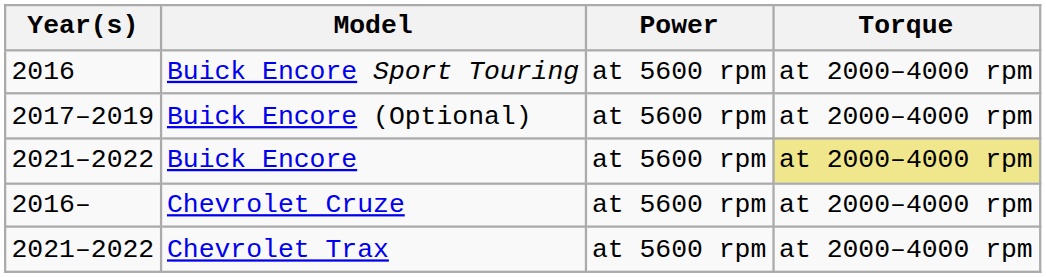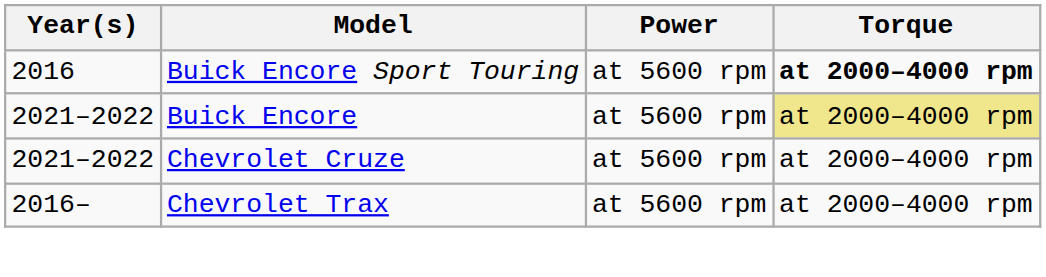(906, 71) normal -> (906, 71) bold
- row: (349, 116)
(51, 205) 2016– -> (83, 160) 2021–2022
(83, 249) 2021–2022 -> (51, 205) 2016–
